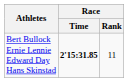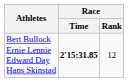(112, 55) 11 -> (112, 55) 12
